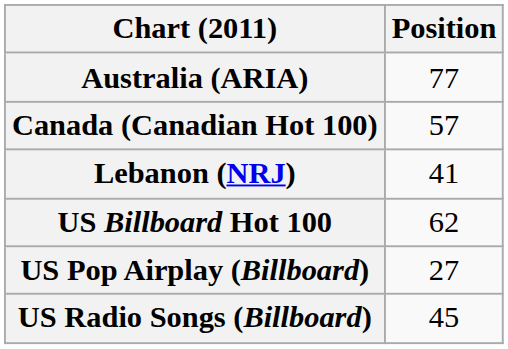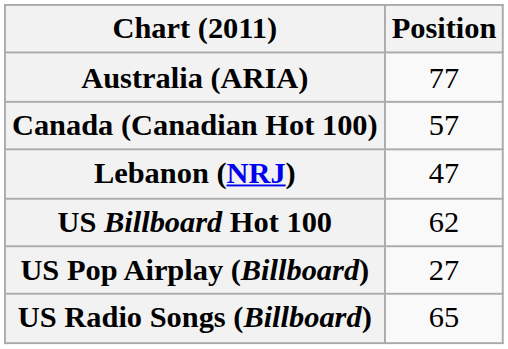(444, 173) 41 -> (444, 173) 47
(444, 317) 45 -> (444, 317) 65
